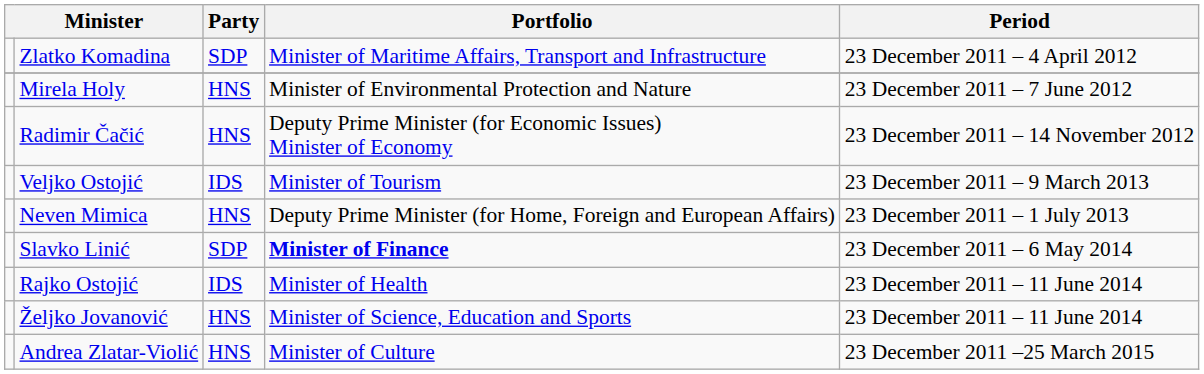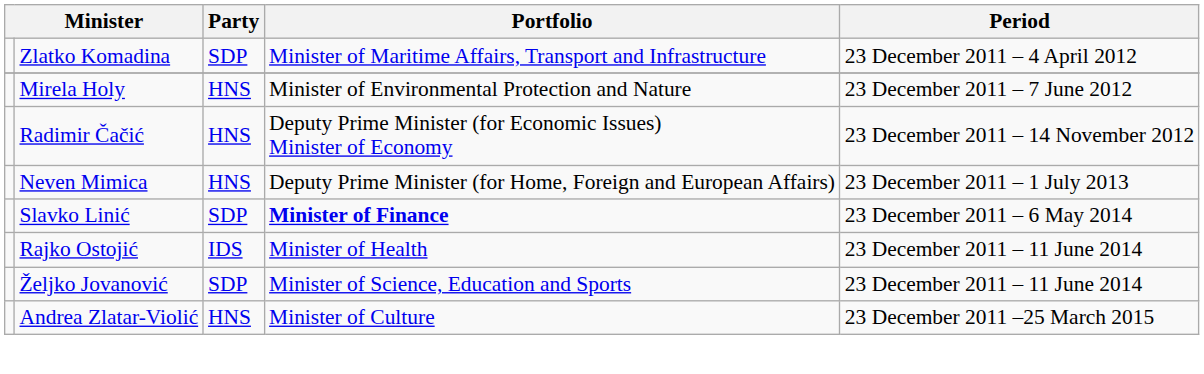- row: (81, 181)
(229, 317) HNS -> (228, 283) SDP
